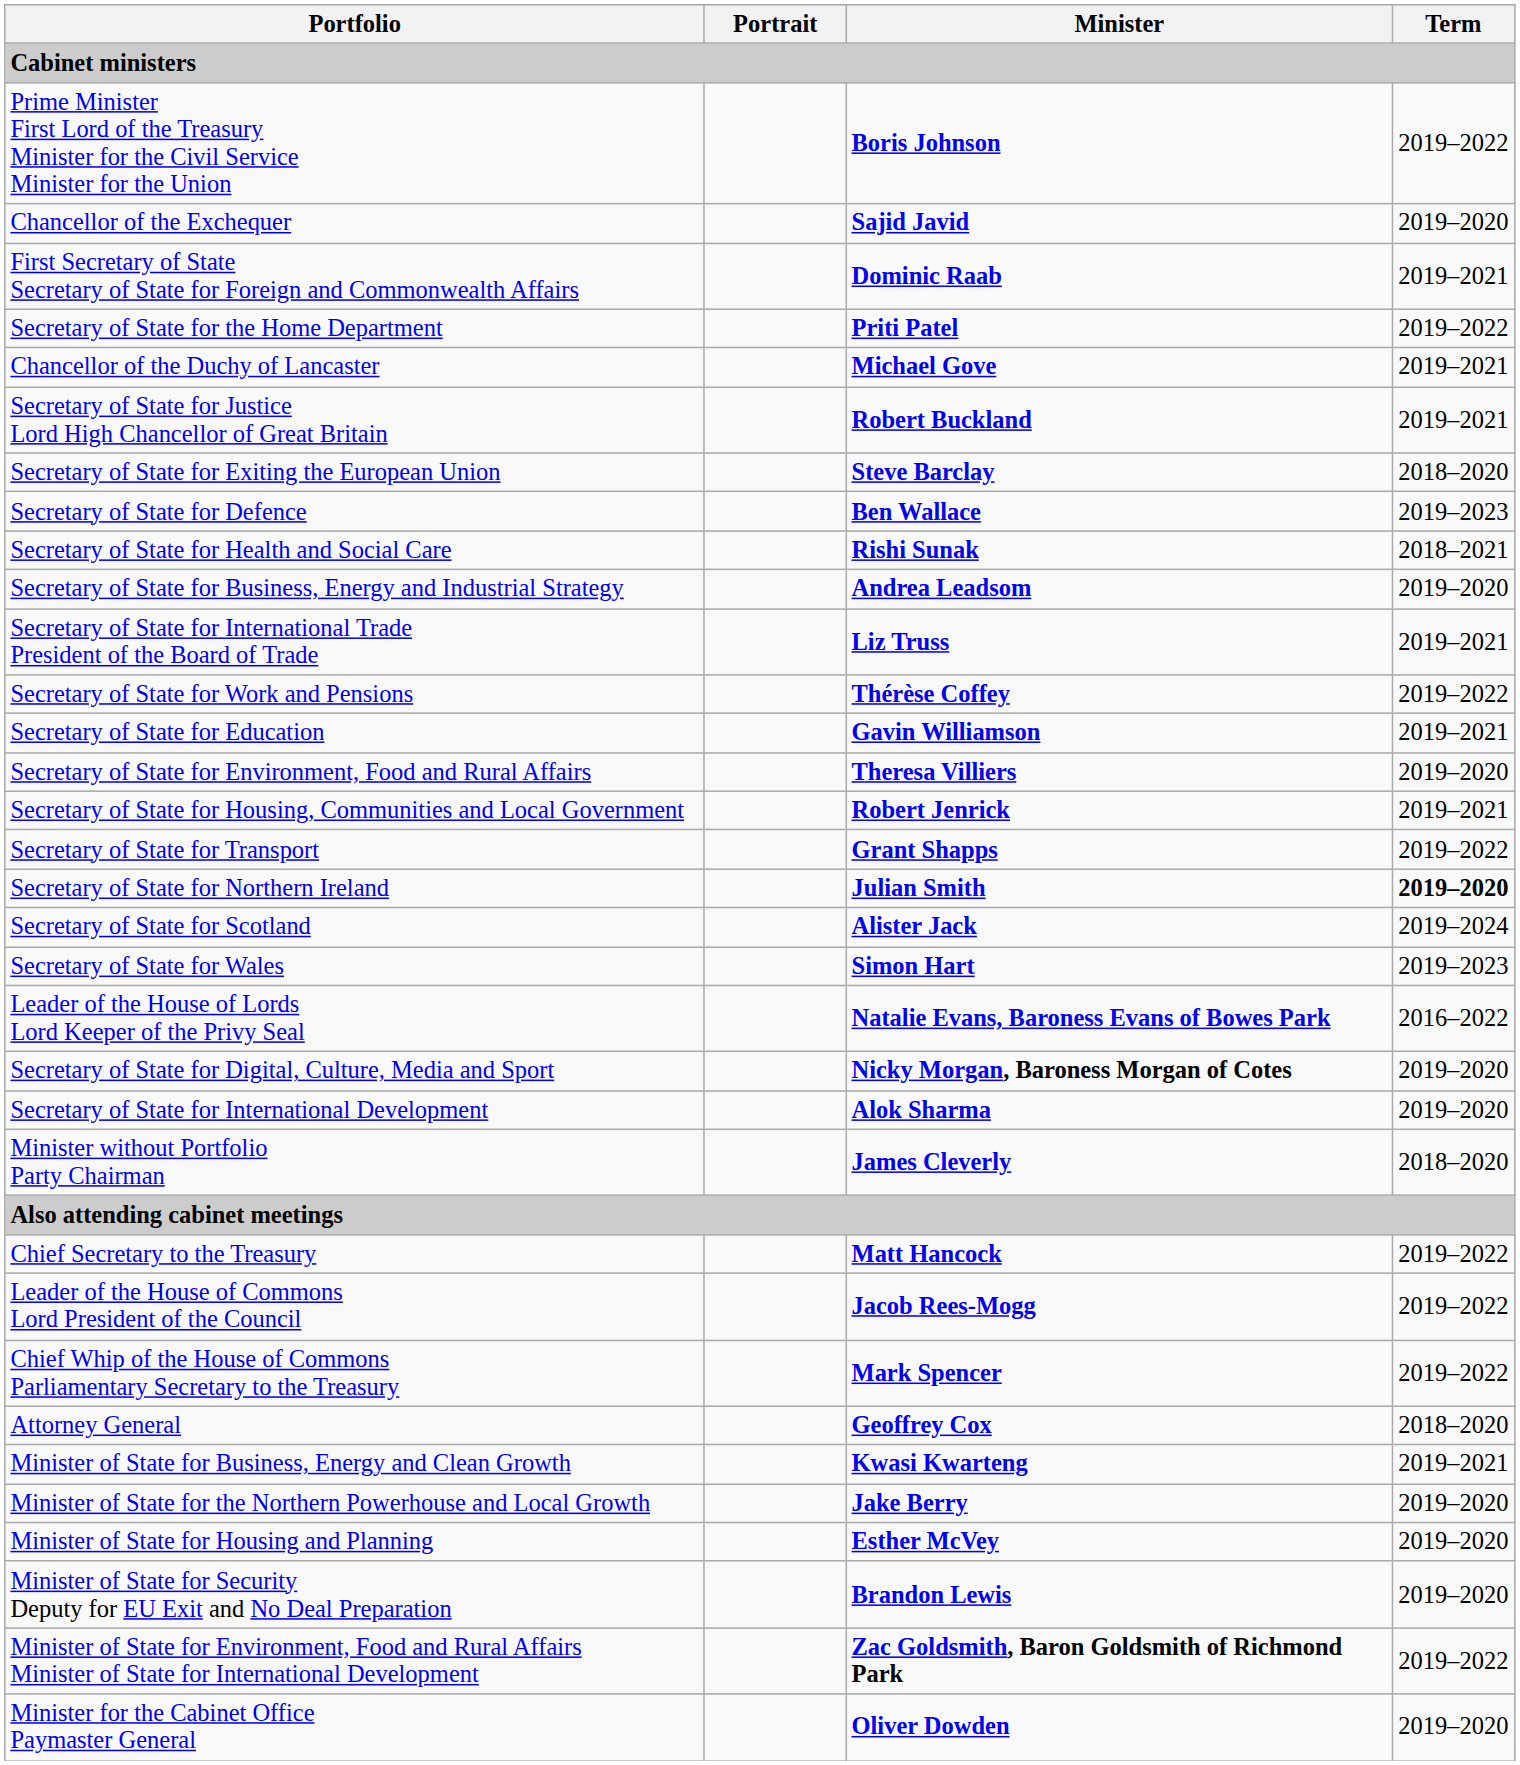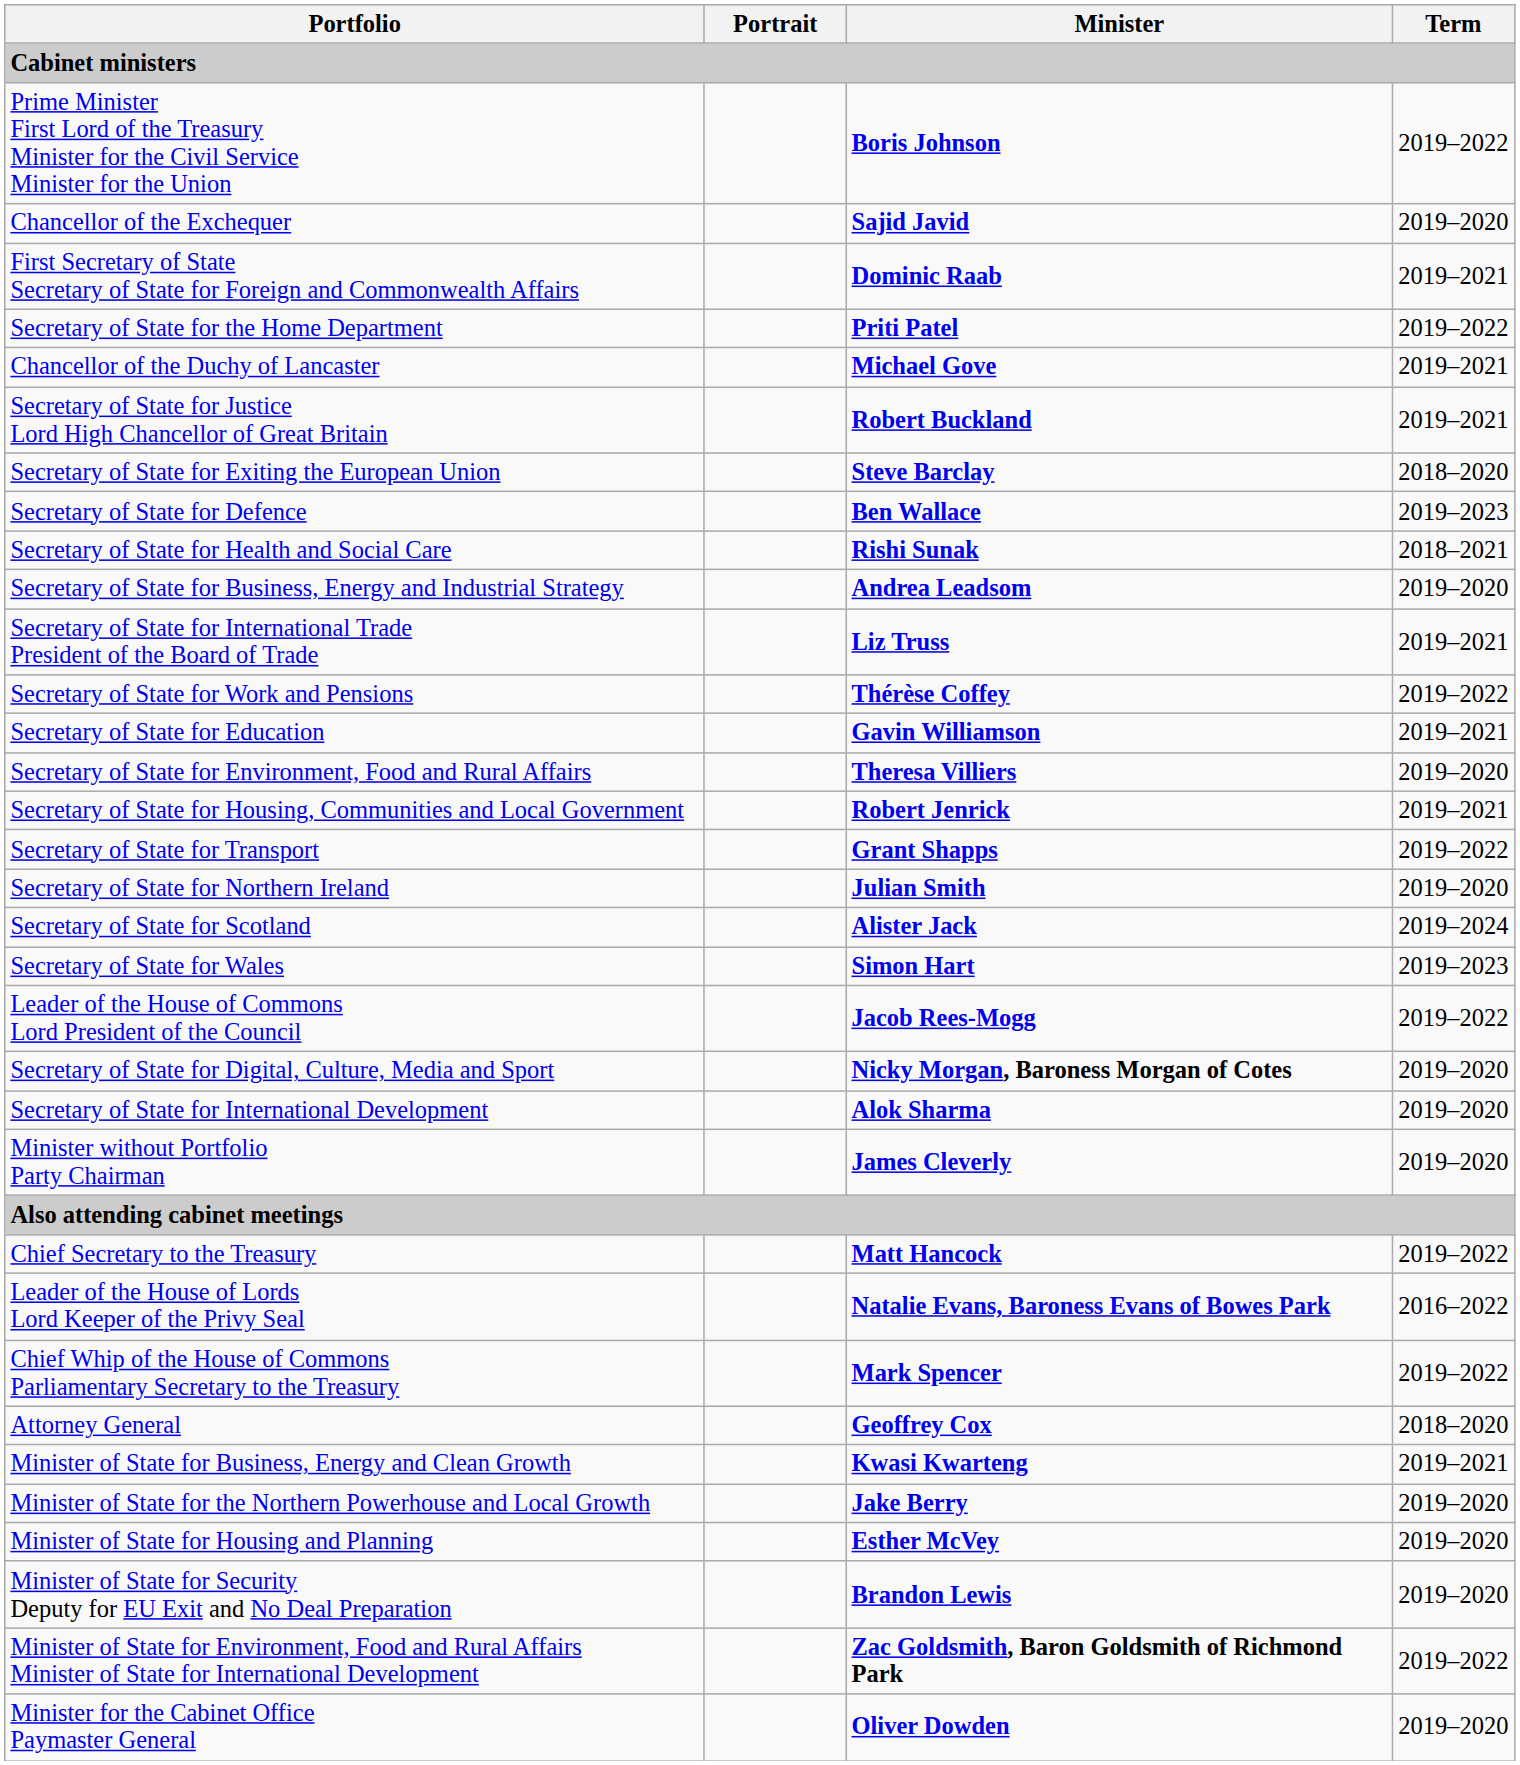(1453, 887) bold -> (1453, 887) normal
rows swapped: (158, 1018) <-> (177, 1306)
(1453, 1162) 2018–2020 -> (1453, 1162) 2019–2020
